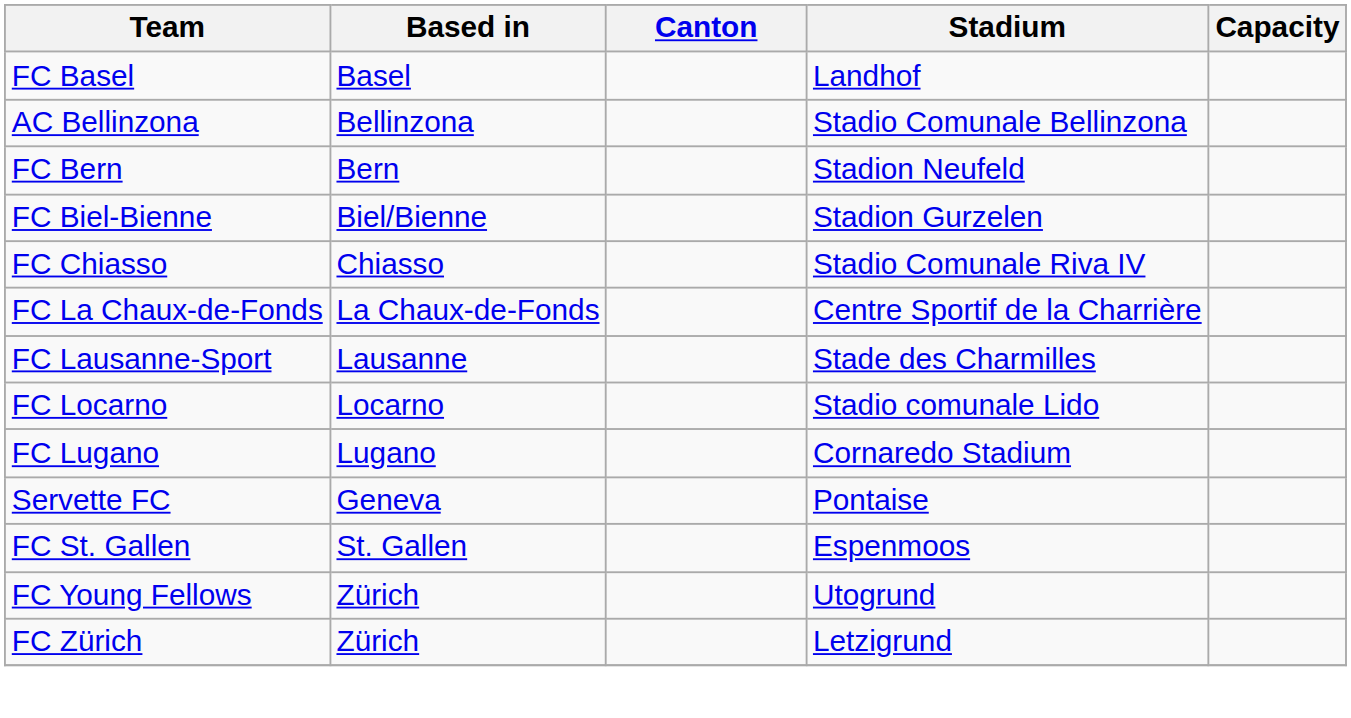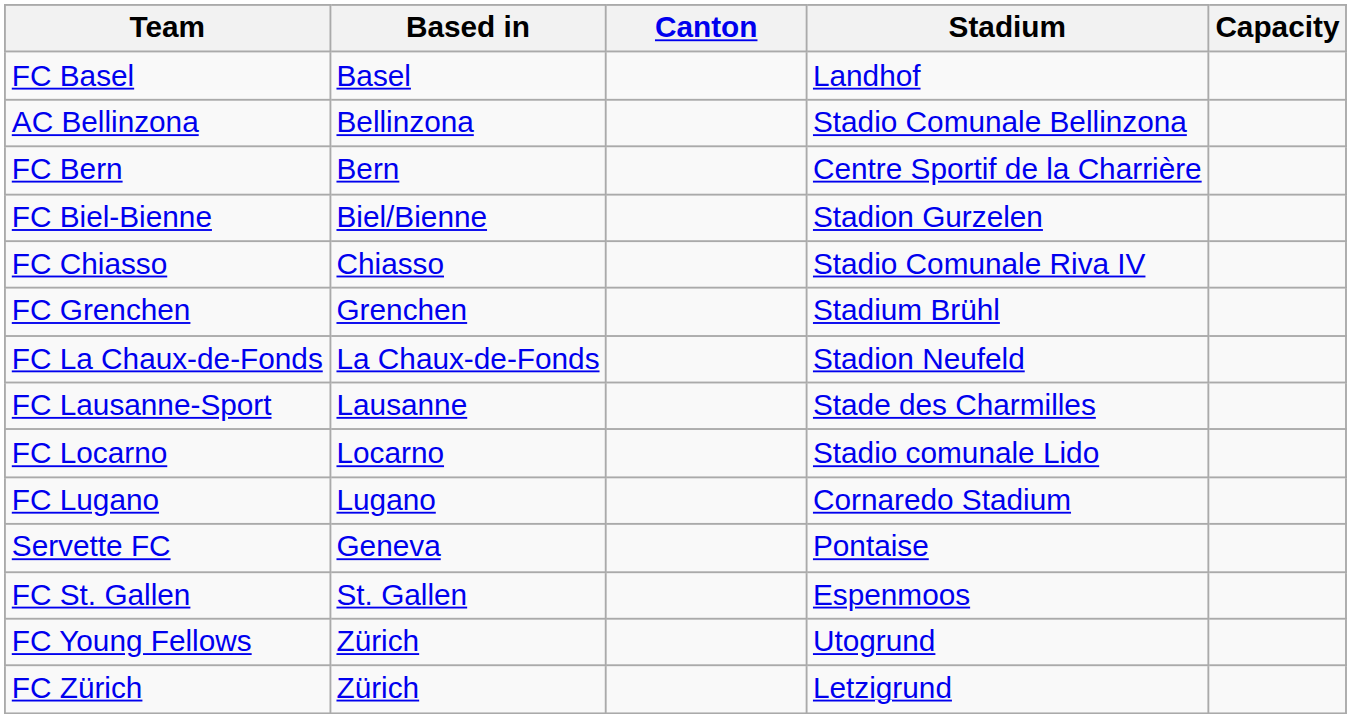(919, 169) Stadion Neufeld -> (1007, 169) Centre Sportif de la Charrière
+ row: (101, 311)
(1007, 311) Centre Sportif de la Charrière -> (919, 358) Stadion Neufeld
